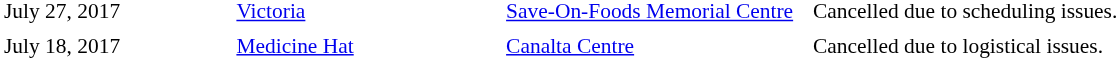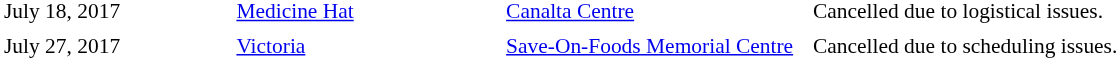rows swapped: (62, 45) <-> (62, 11)
